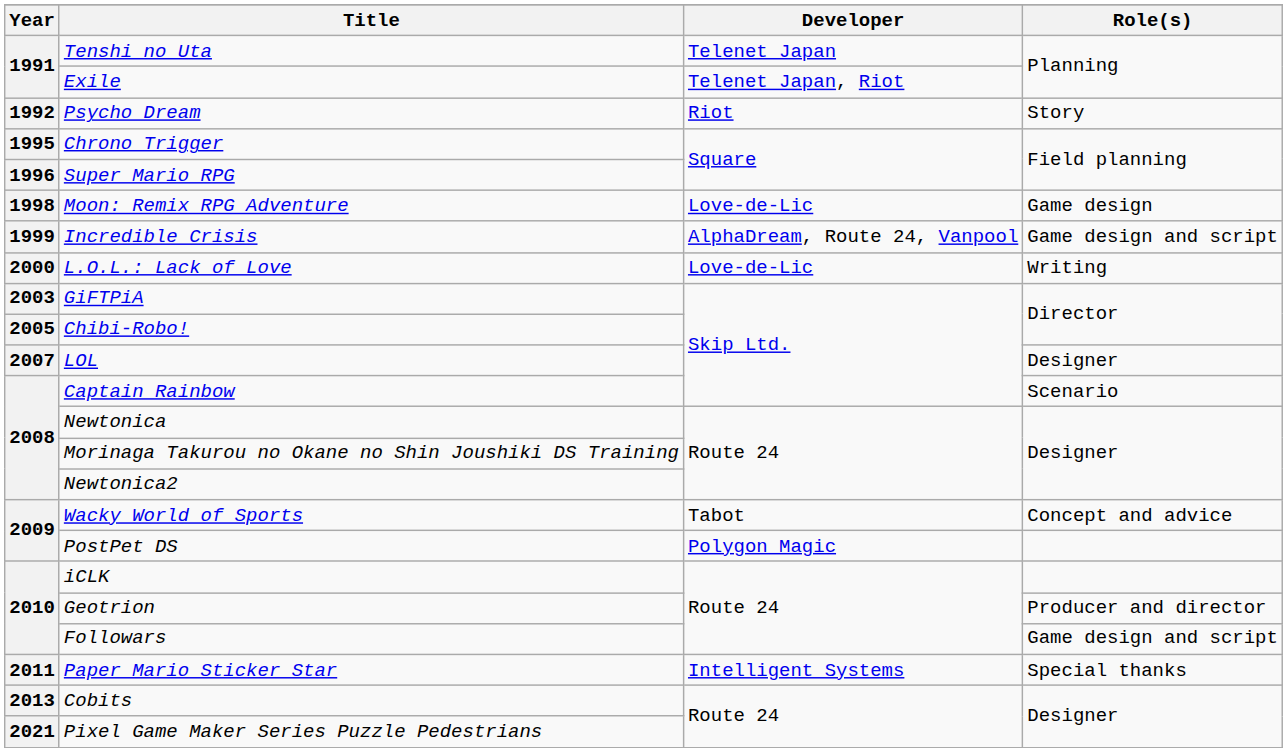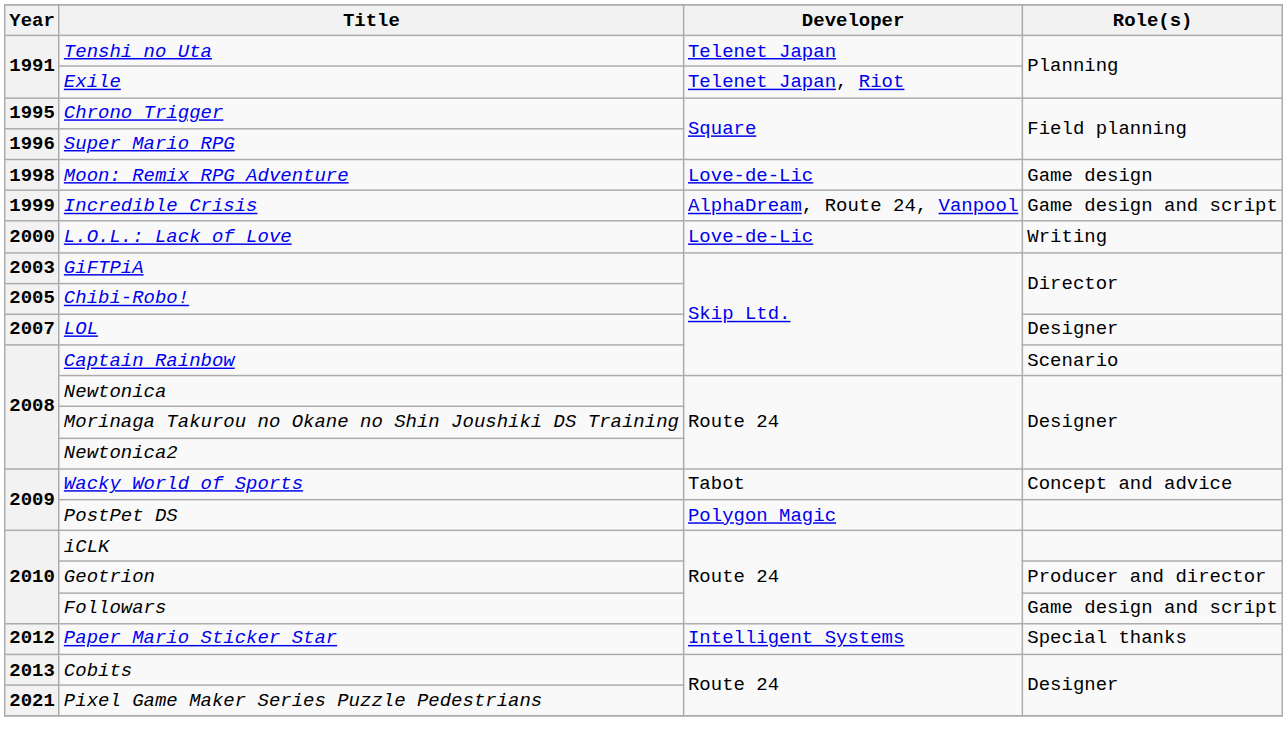- row: (132, 113)
(32, 670) 2011 -> (32, 639) 2012
